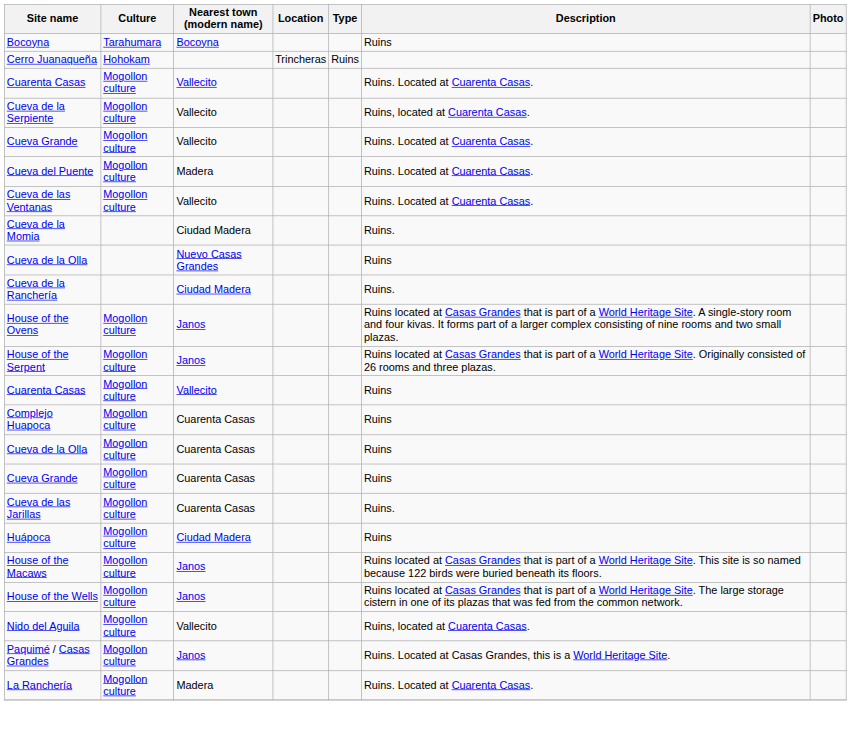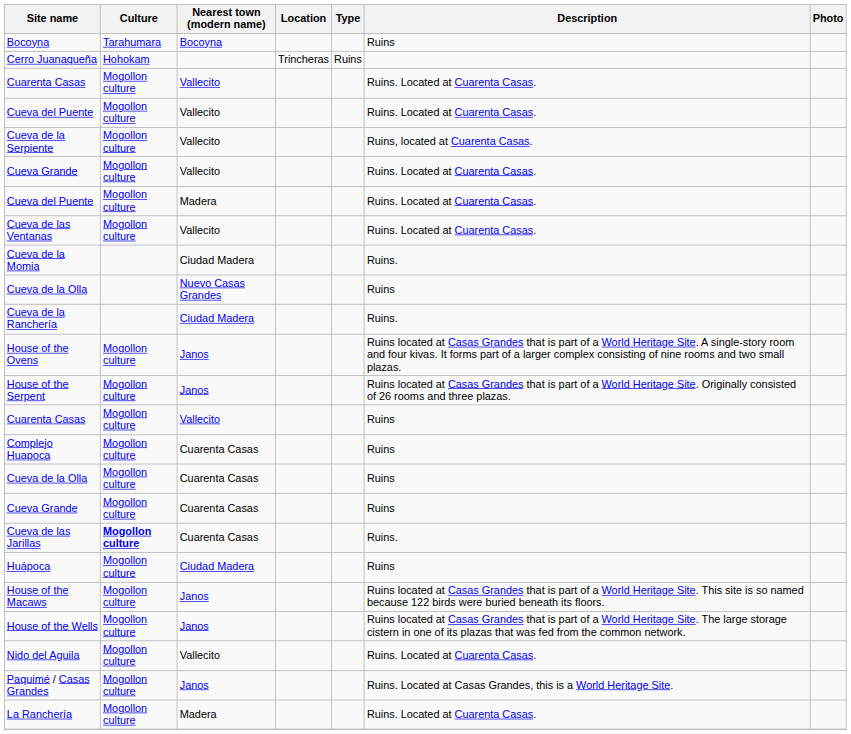+ row: (50, 112)
(125, 508) normal -> (127, 537) bold
(447, 626) Ruins, located at Cuarenta Casas. -> (452, 655) Ruins. Located at Cuarenta Casas.
